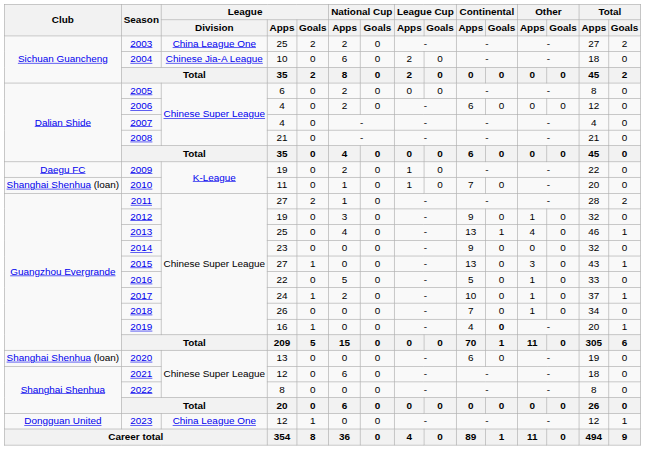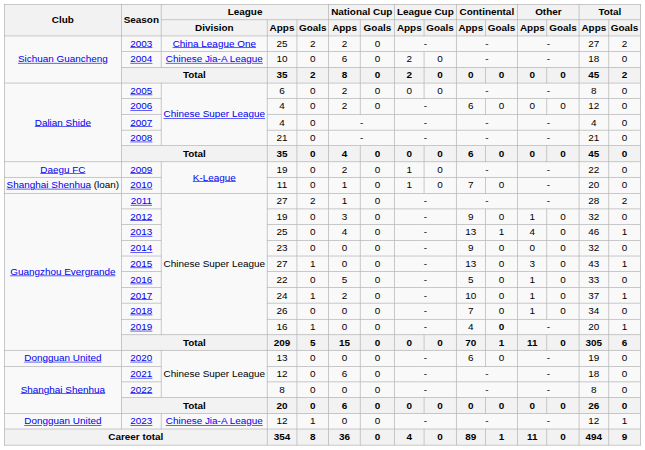(63, 358) Shanghai Shenhua (loan) -> (63, 358) Dongguan United
(214, 421) China League One -> (214, 421) Chinese Jia-A League
